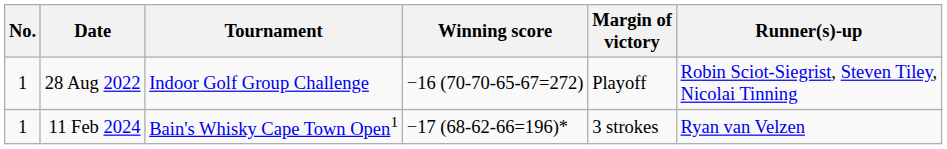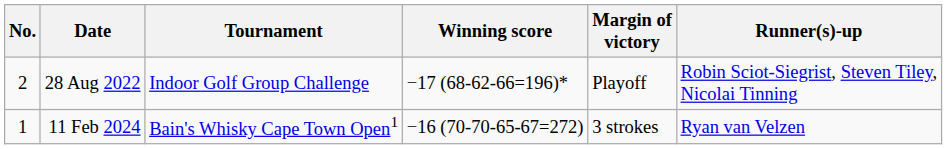(23, 83) 1 -> (23, 83) 2
(495, 83) −16 (70-70-65-67=272) -> (487, 83) −17 (68-62-66=196)*
(487, 126) −17 (68-62-66=196)* -> (495, 126) −16 (70-70-65-67=272)
